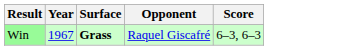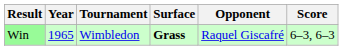+ column: (114, 14)
(61, 34) 1967 -> (61, 34) 1965
